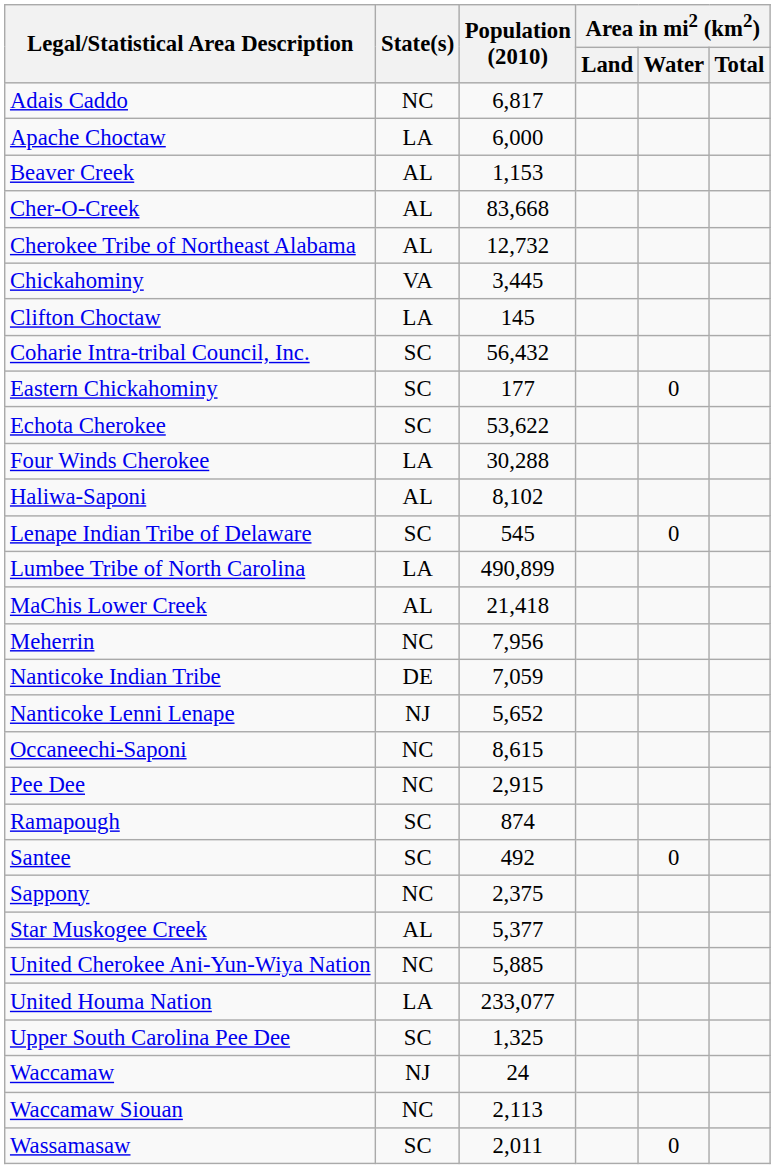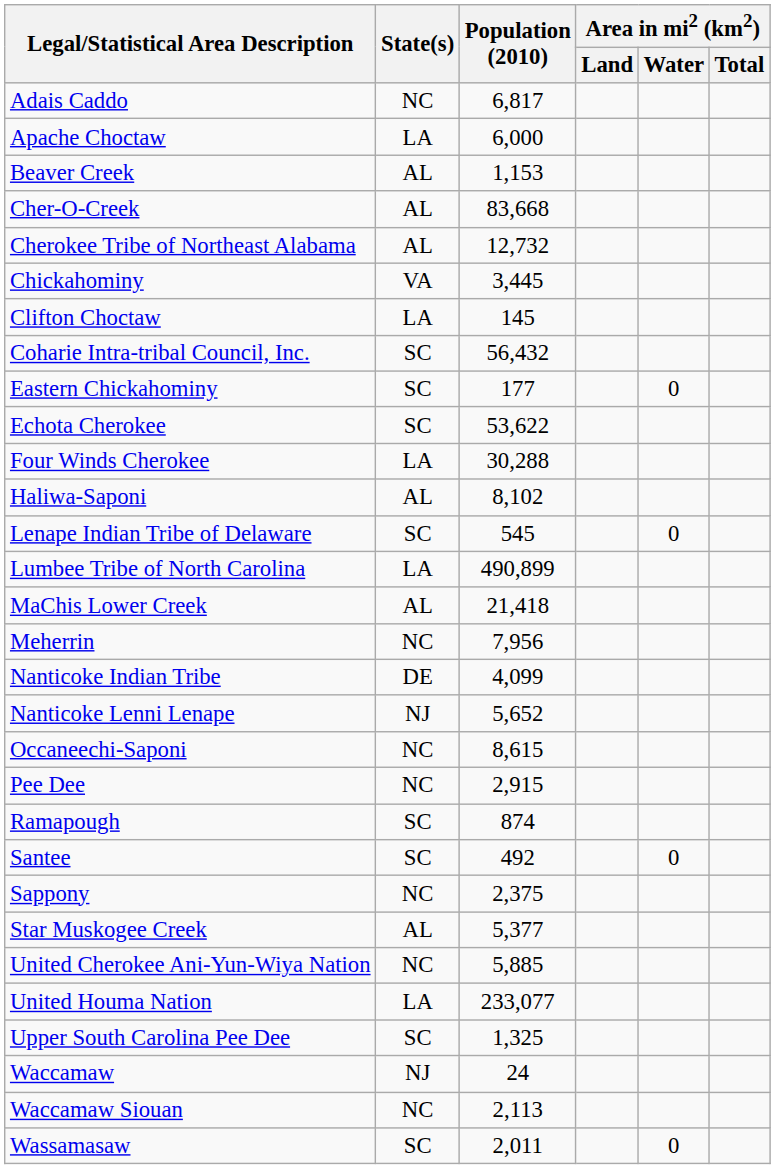(518, 677) 7,059 -> (518, 677) 4,099
